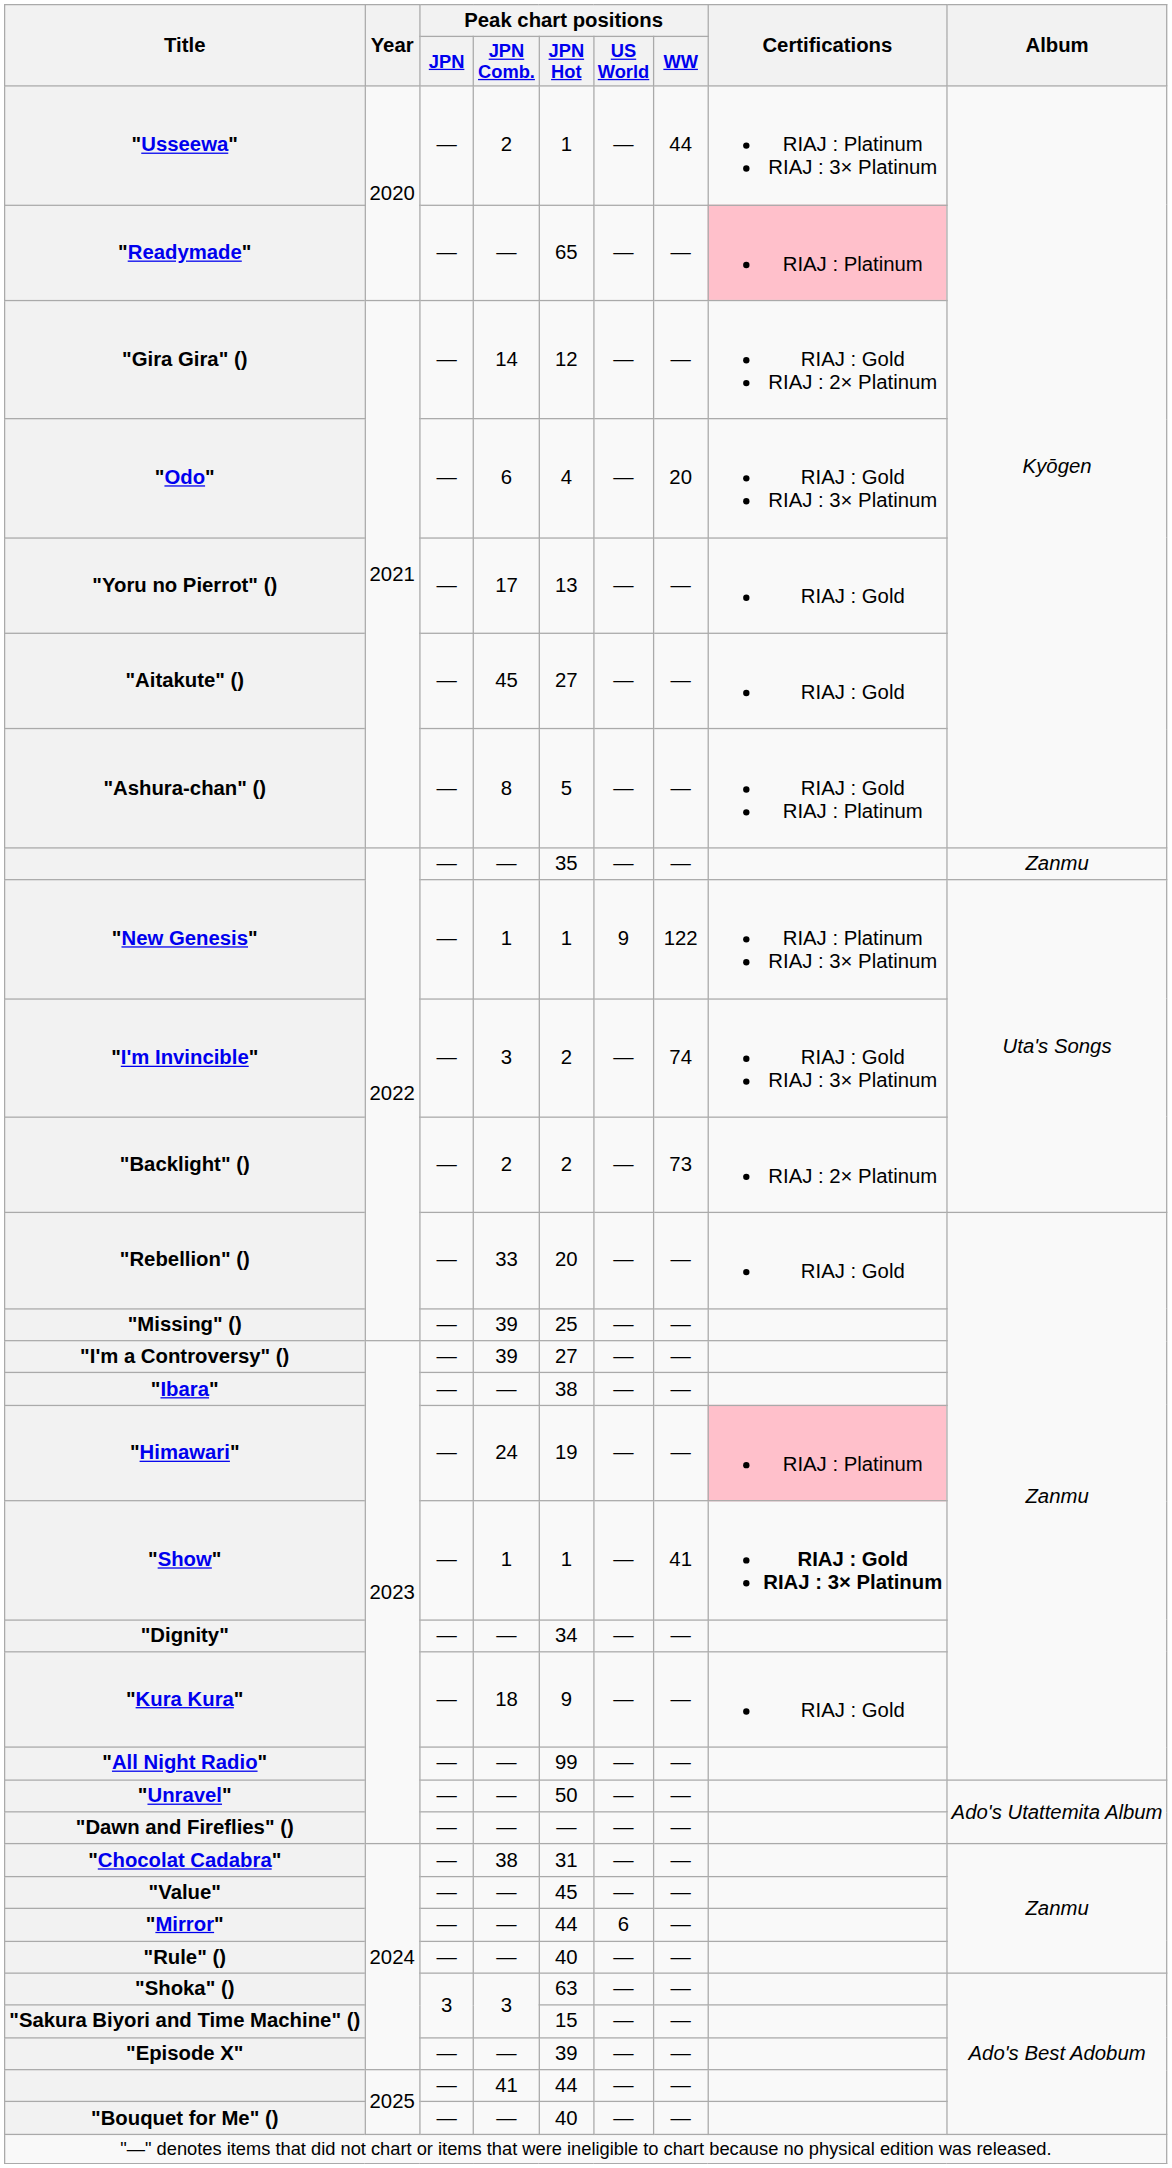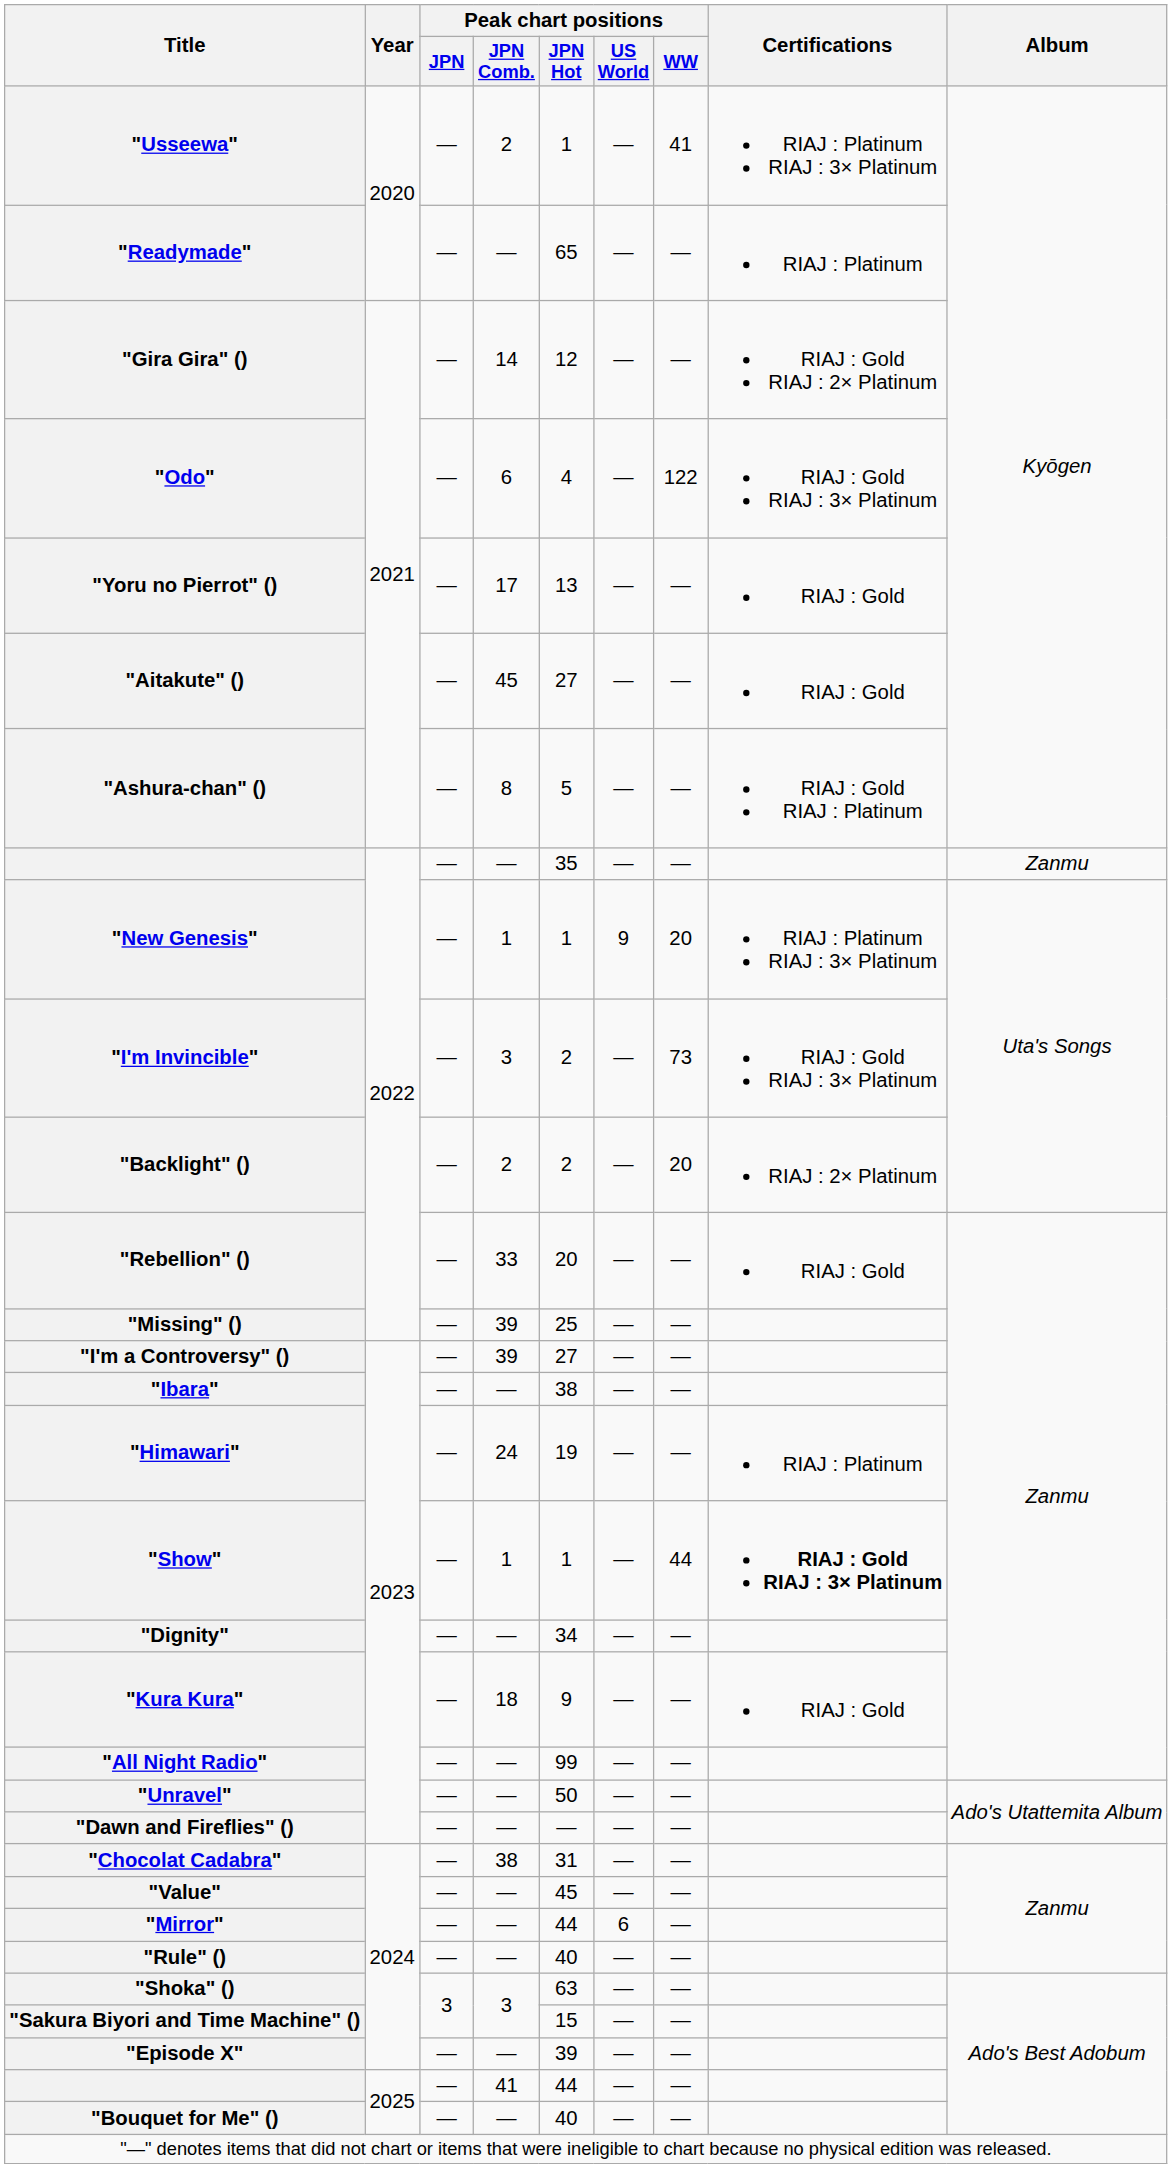(681, 145) 44 -> (681, 145) 41
(827, 264) pink background -> (827, 264) no background
(681, 478) 20 -> (681, 478) 122
(681, 938) 122 -> (681, 938) 20
(681, 1057) 74 -> (681, 1057) 73
(681, 1164) 73 -> (681, 1164) 20
(827, 1464) pink background -> (827, 1464) no background
(681, 1560) 41 -> (681, 1560) 44
